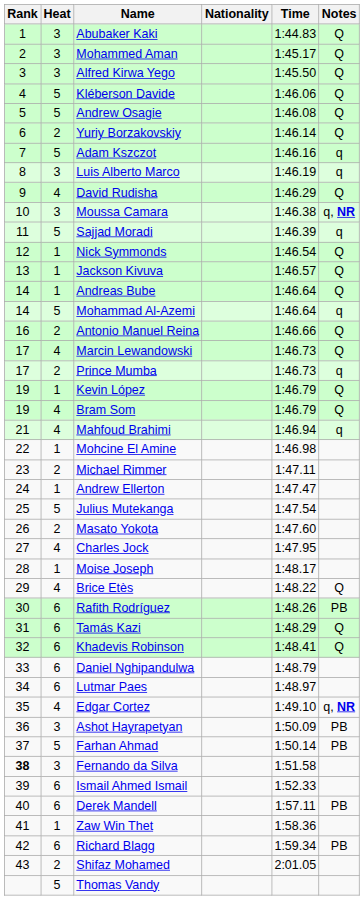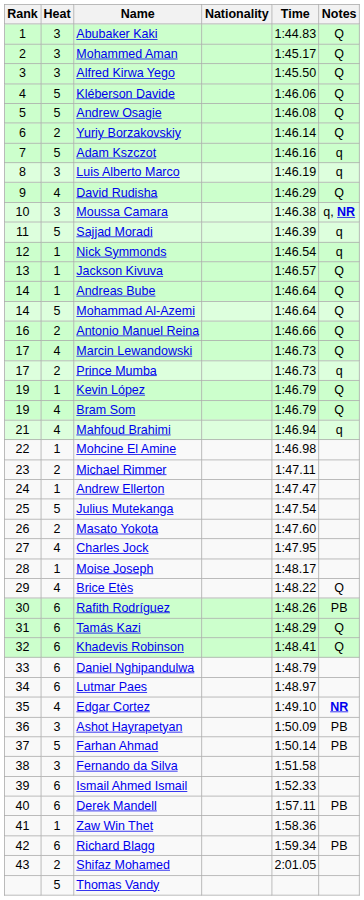(339, 251) Q -> (339, 251) q
(339, 311) q -> (339, 311) Q
(339, 707) q, NR -> (339, 707) NR
(23, 766) bold -> (23, 766) normal
